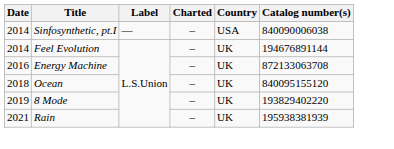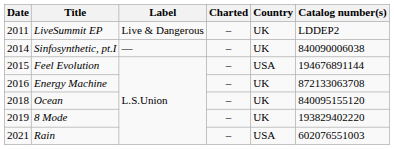+ row: (68, 30)
(228, 30) USA -> (261, 48) UK
(18, 48) 2014 -> (18, 65) 2015
(225, 48) UK -> (264, 65) USA
(225, 118) UK -> (264, 135) USA
(295, 118) 195938381939 -> (331, 135) 602076551003
